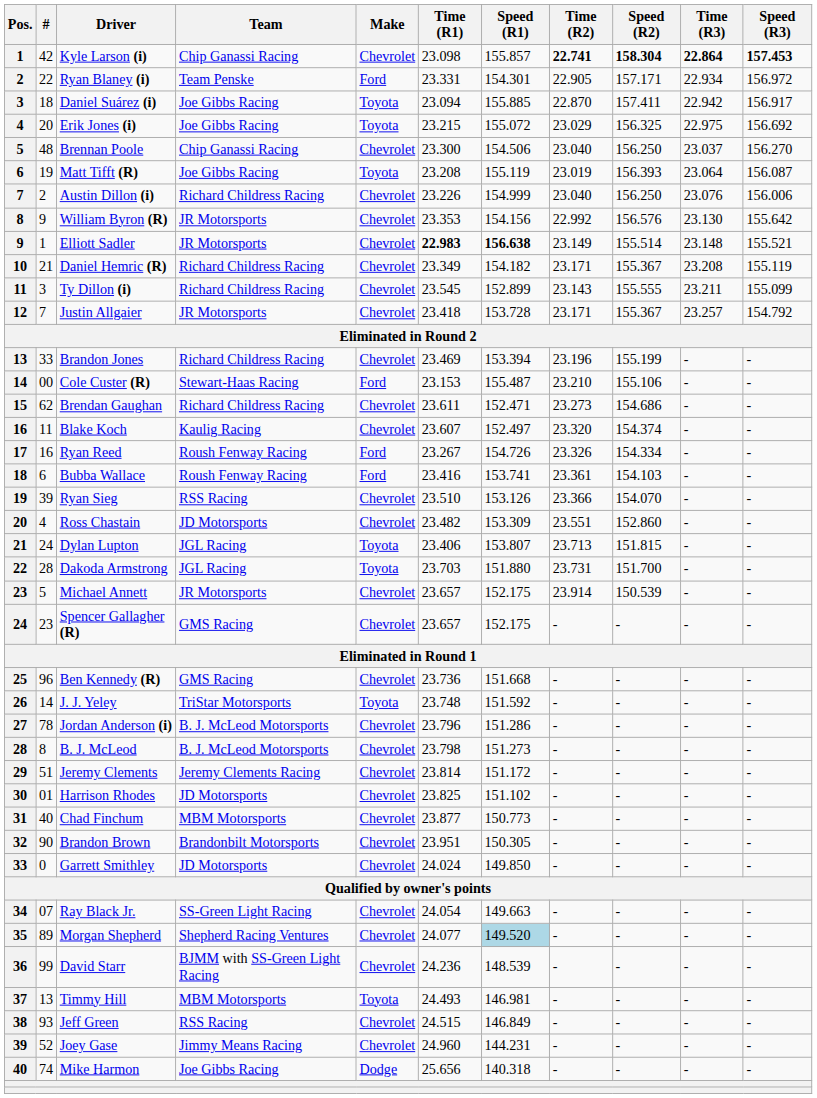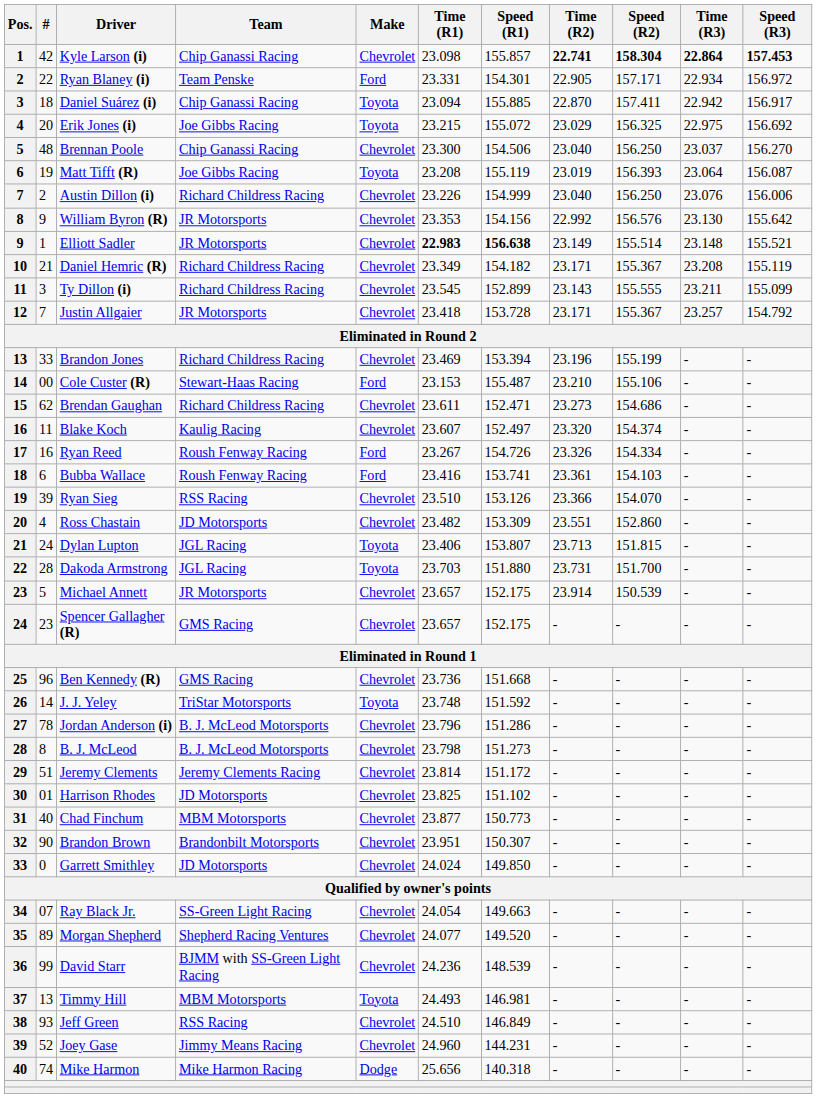(229, 103) Joe Gibbs Racing -> (239, 103) Chip Ganassi Racing
(507, 842) 150.305 -> (507, 842) 150.307
(507, 935) lightblue background -> (507, 935) no background
(441, 1022) 24.515 -> (441, 1022) 24.510
(229, 1068) Joe Gibbs Racing -> (241, 1068) Mike Harmon Racing
